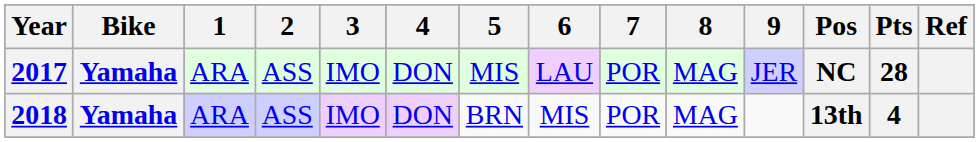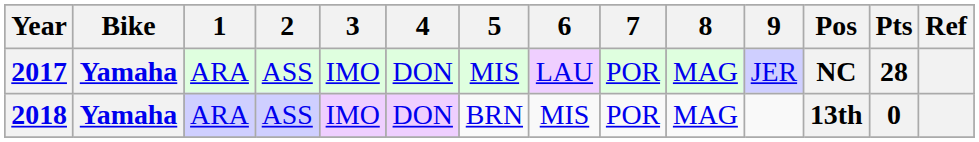(894, 114) 4 -> (894, 114) 0
